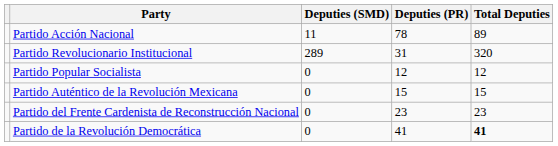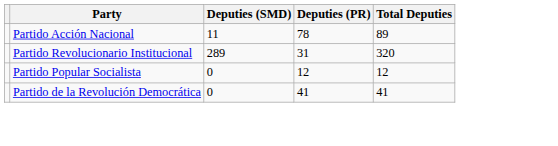- row: (125, 92)
- row: (156, 111)
(480, 131) bold -> (382, 92) normal
